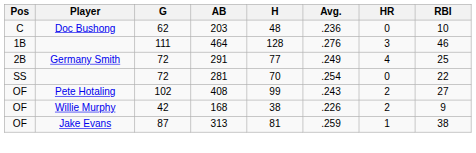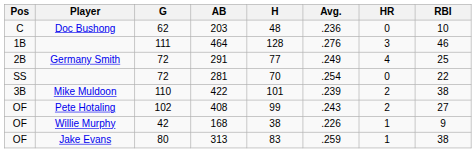+ row: (219, 92)
(387, 108) 2 -> (387, 124) 1
(163, 124) 87 -> (163, 140) 80
(275, 124) 81 -> (275, 140) 83
